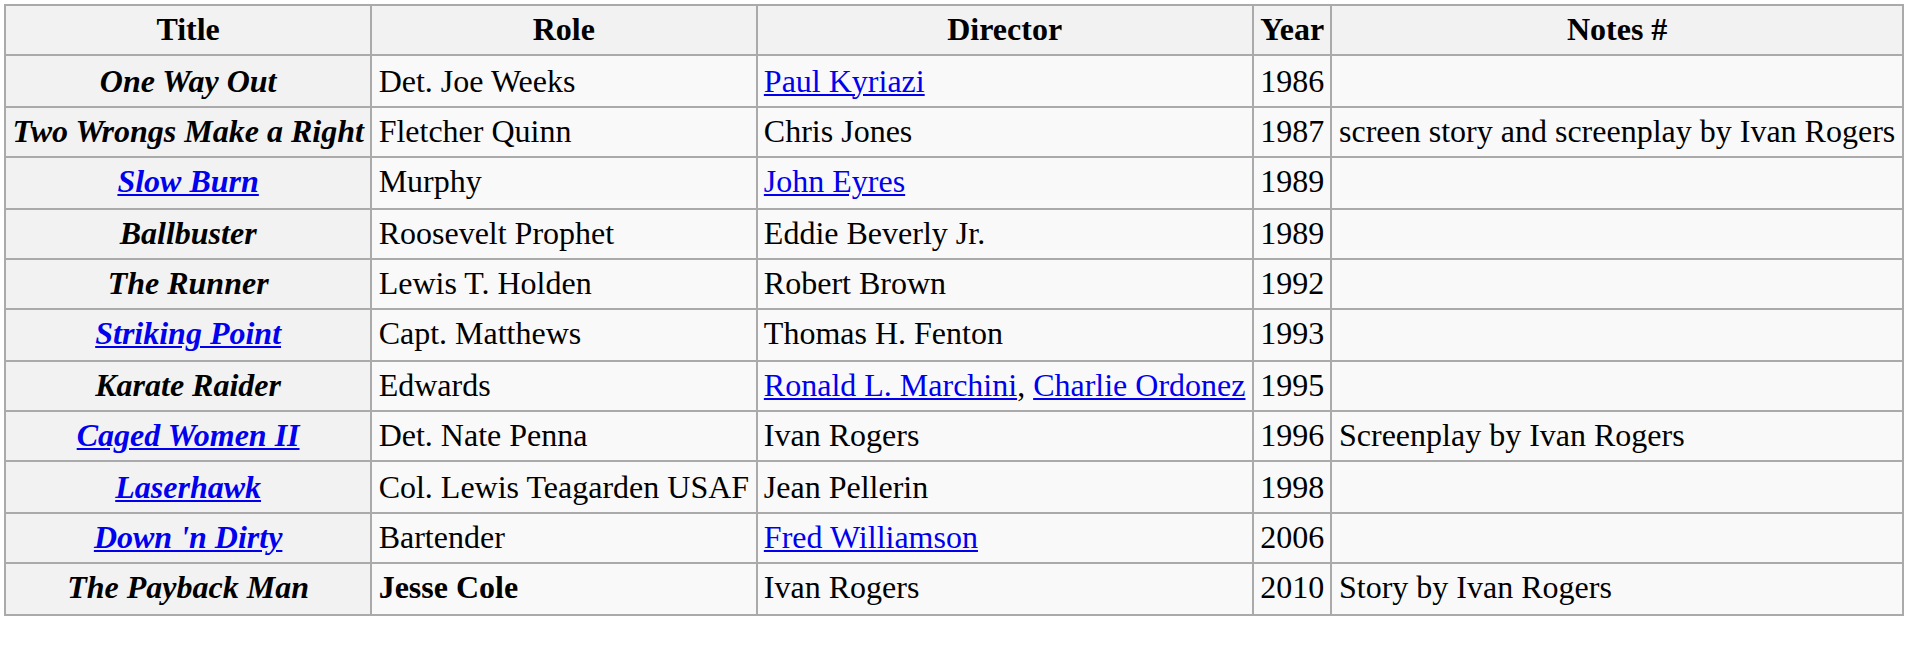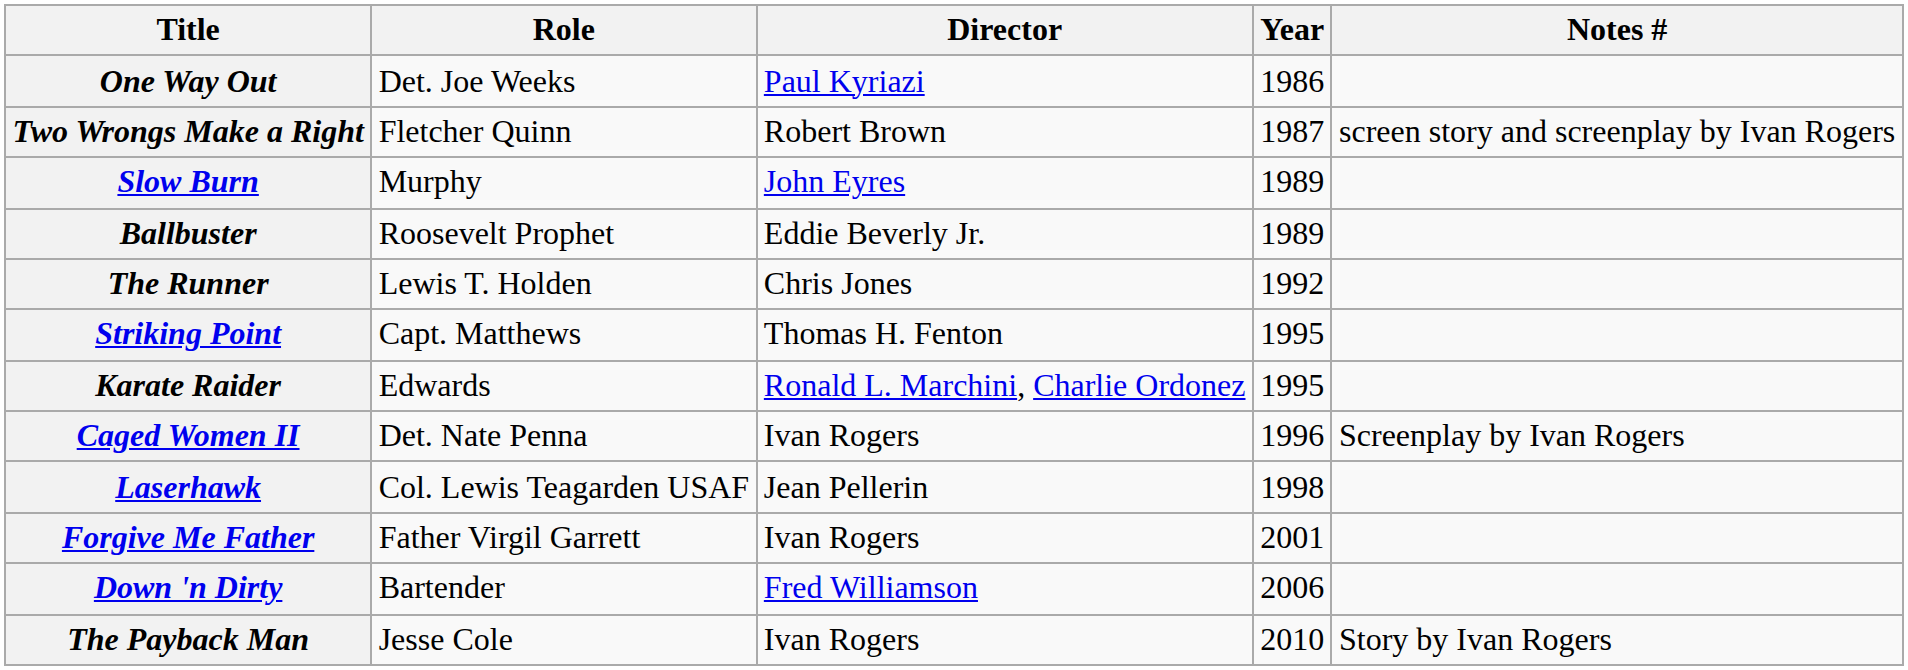(838, 131) Chris Jones -> (855, 131) Robert Brown
(855, 283) Robert Brown -> (838, 283) Chris Jones
(1292, 334) 1993 -> (1292, 334) 1995
+ row: (188, 537)
(448, 588) bold -> (446, 638) normal
